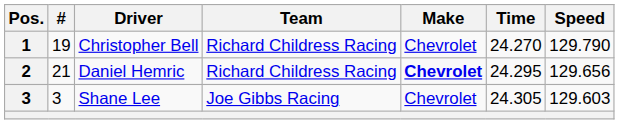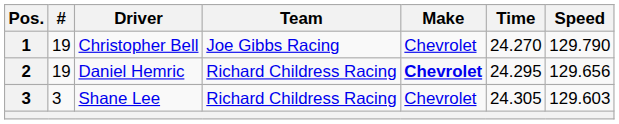(301, 45) Richard Childress Racing -> (273, 45) Joe Gibbs Racing
(61, 72) 21 -> (61, 72) 19
(273, 98) Joe Gibbs Racing -> (301, 98) Richard Childress Racing
